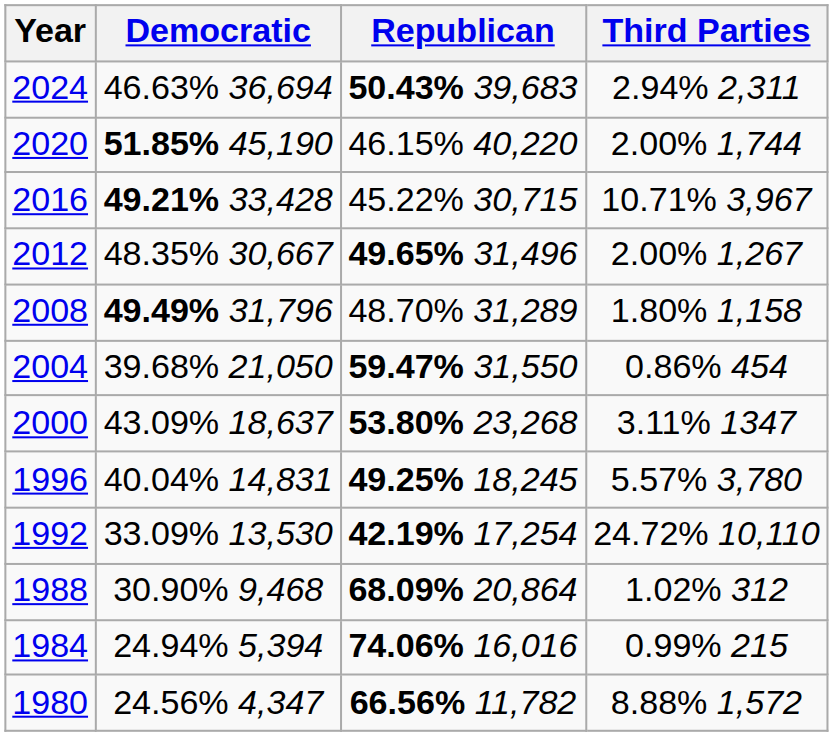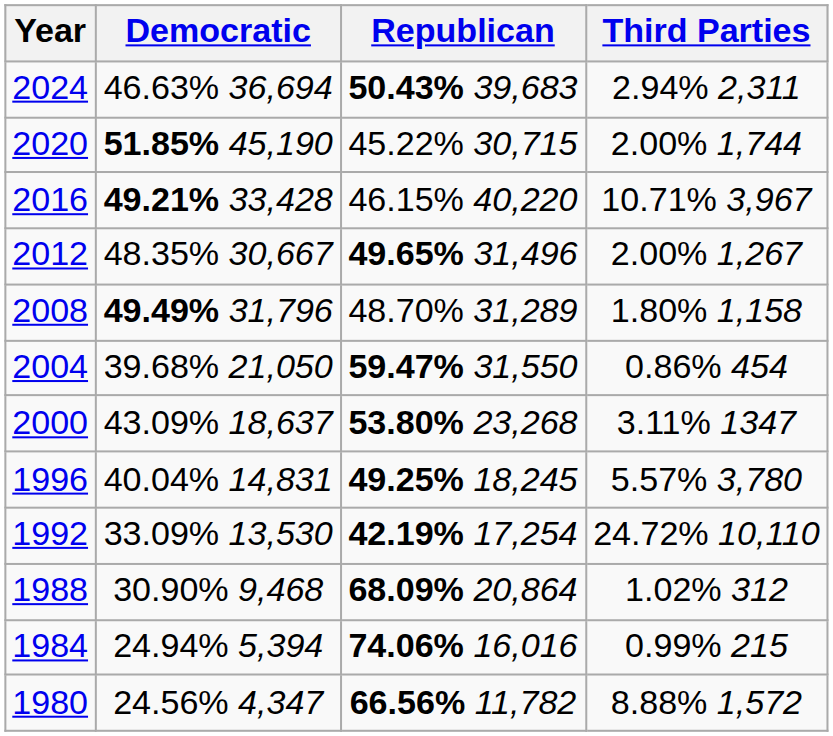(463, 144) 46.15% 40,220 -> (463, 144) 45.22% 30,715
(463, 200) 45.22% 30,715 -> (463, 200) 46.15% 40,220
